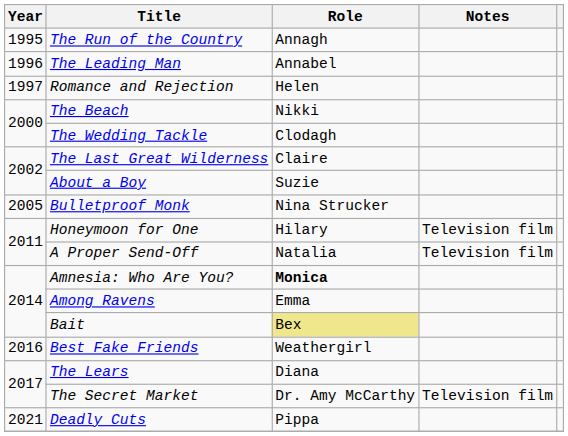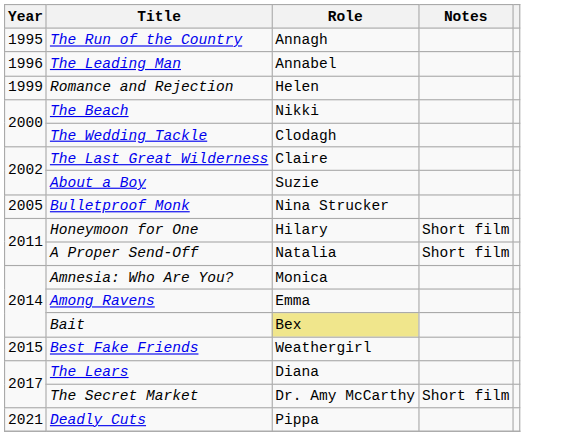(26, 88) 1997 -> (26, 88) 1999
(488, 230) Television film -> (466, 230) Short film
(488, 254) Television film -> (466, 254) Short film
(302, 277) bold -> (302, 277) normal
(26, 349) 2016 -> (26, 349) 2015
(488, 396) Television film -> (466, 396) Short film
